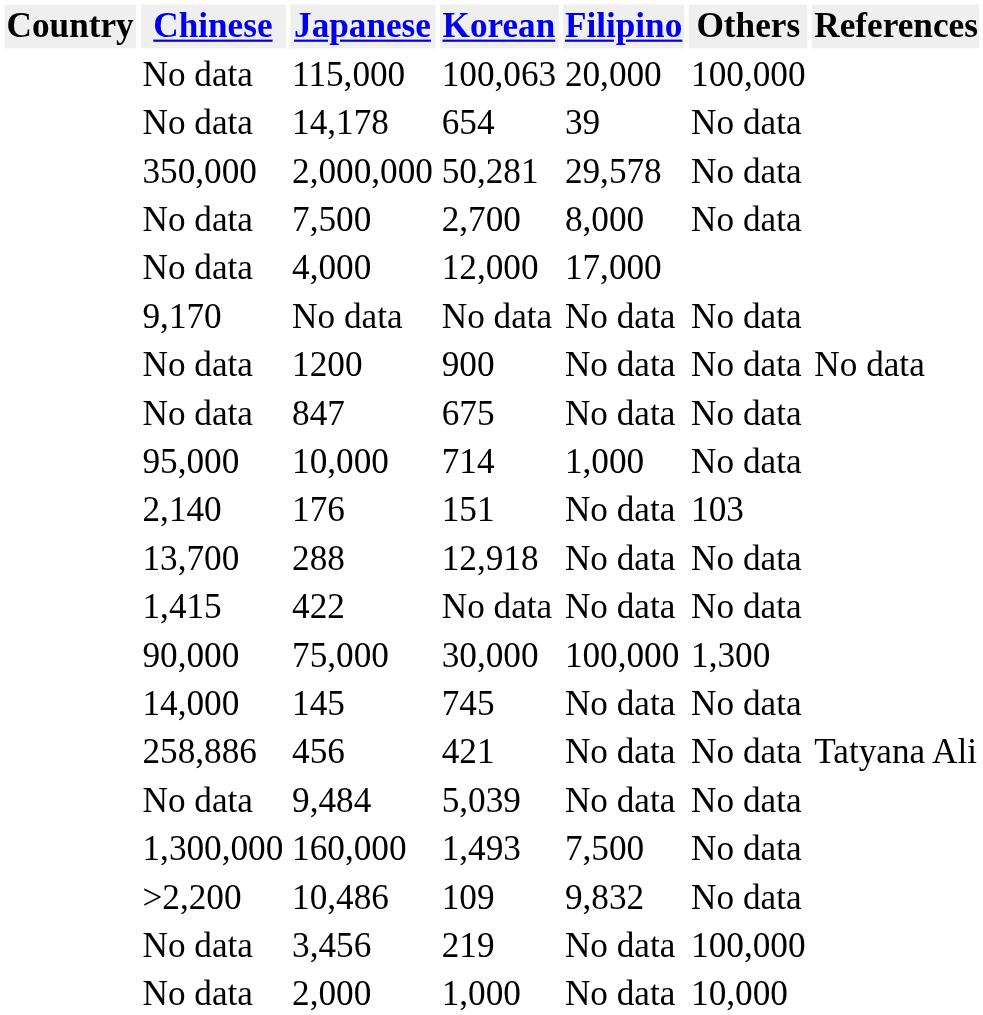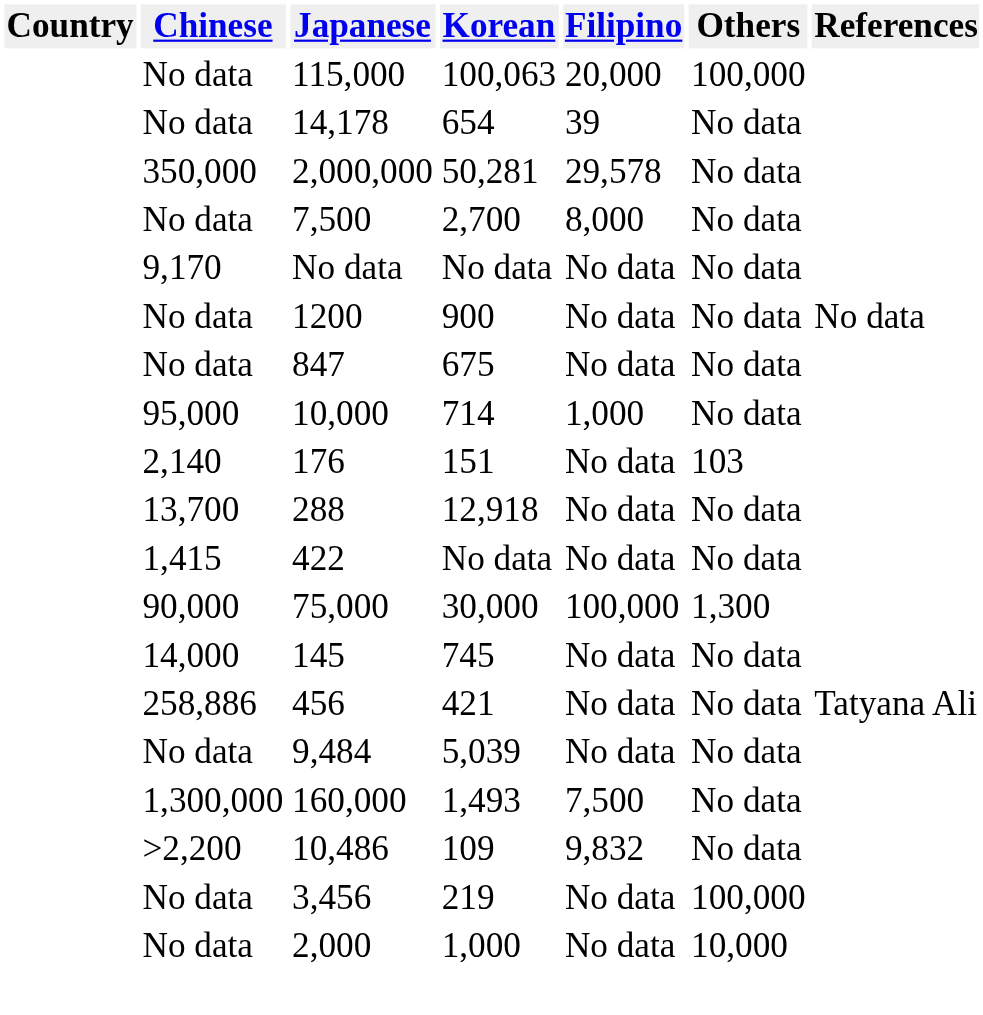- row: (332, 267)
